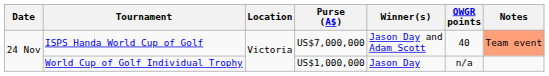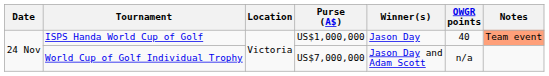(331, 43) US$7,000,000 -> (331, 38) US$1,000,000
(406, 43) Jason Day and Adam Scott -> (395, 38) Jason Day
(331, 64) US$1,000,000 -> (331, 59) US$7,000,000
(395, 64) Jason Day -> (406, 59) Jason Day and Adam Scott
